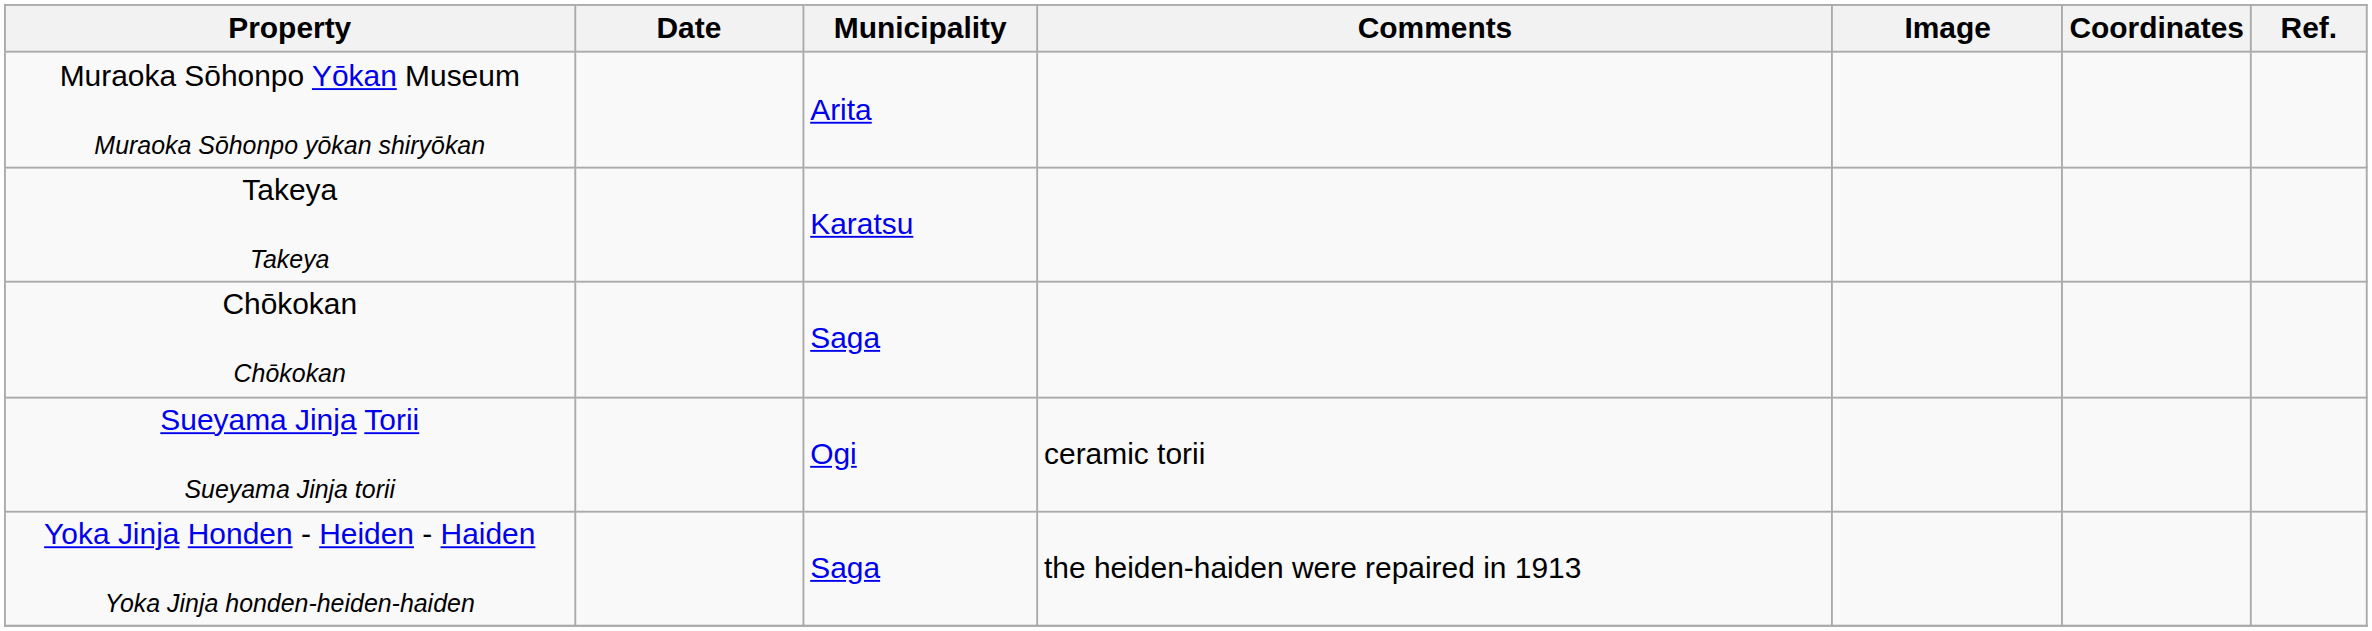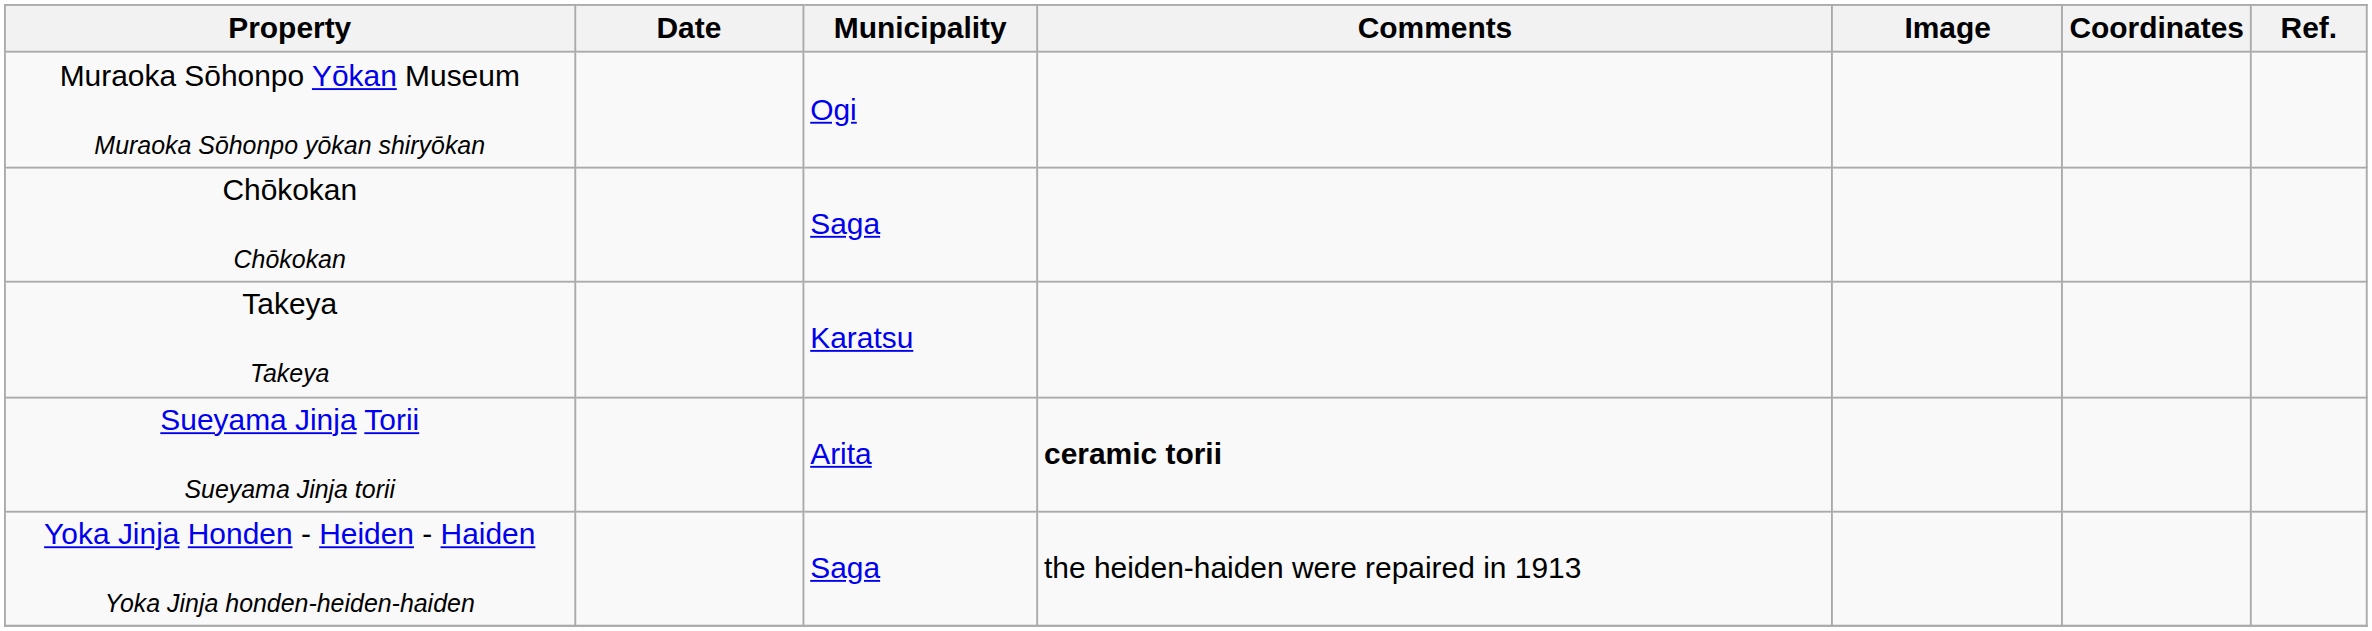(841, 109) Arita -> (833, 109) Ogi
rows swapped: (290, 338) <-> (290, 224)
(833, 453) Ogi -> (841, 453) Arita
(1125, 453) normal -> (1133, 453) bold
